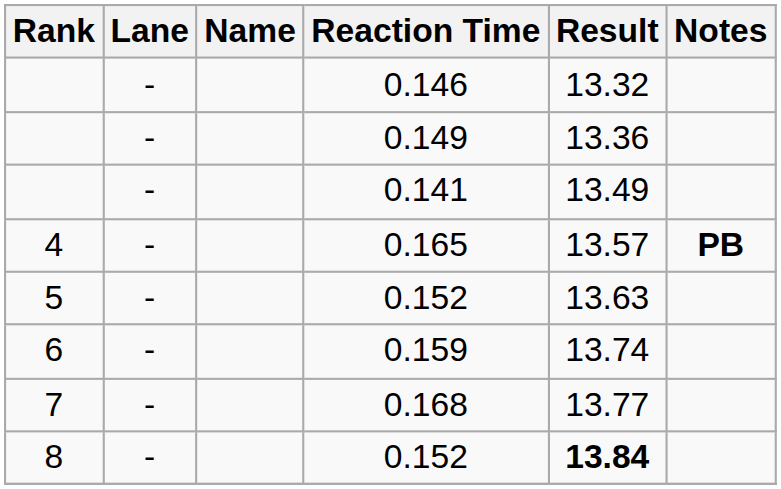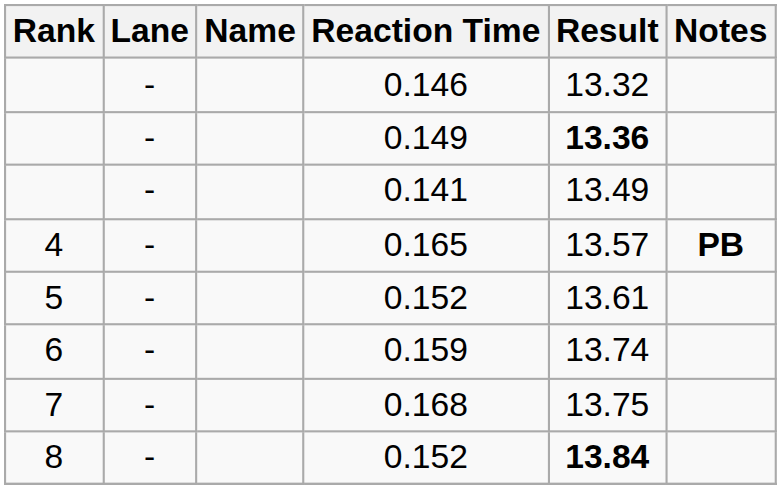(607, 137) normal -> (607, 137) bold
(607, 297) 13.63 -> (607, 297) 13.61
(607, 404) 13.77 -> (607, 404) 13.75
